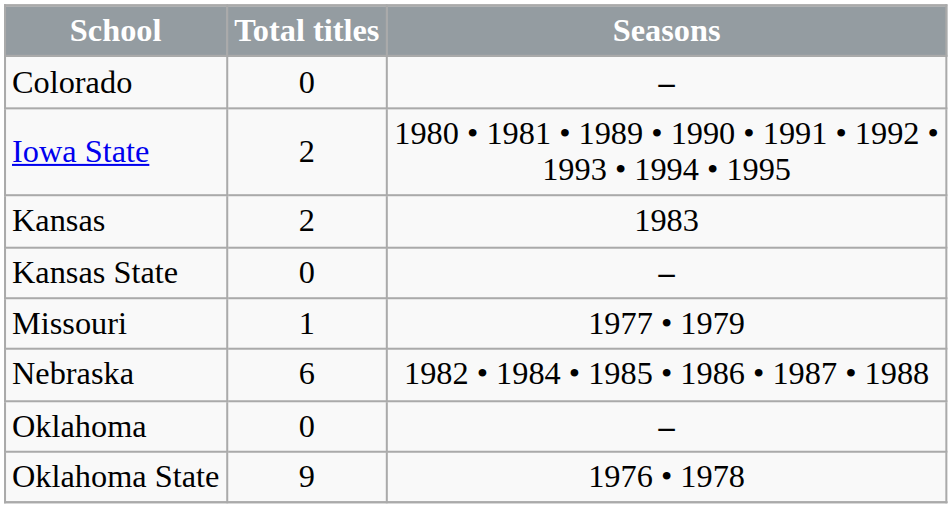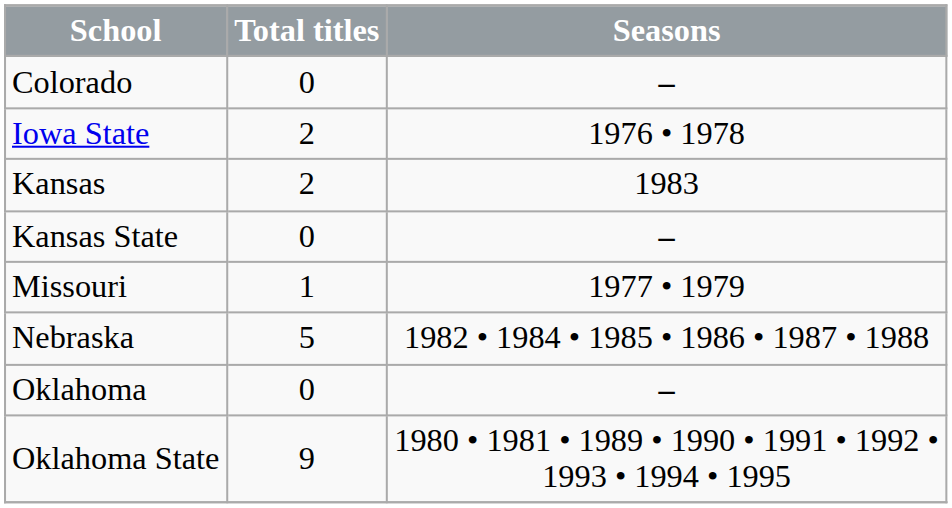(667, 151) 1980 • 1981 • 1989 • 1990 • 1991 • 1992 • 1993 • 1994 • 1995 -> (667, 132) 1976 • 1978
(307, 374) 6 -> (307, 337) 5
(667, 476) 1976 • 1978 -> (667, 458) 1980 • 1981 • 1989 • 1990 • 1991 • 1992 • 1993 • 1994 • 1995
